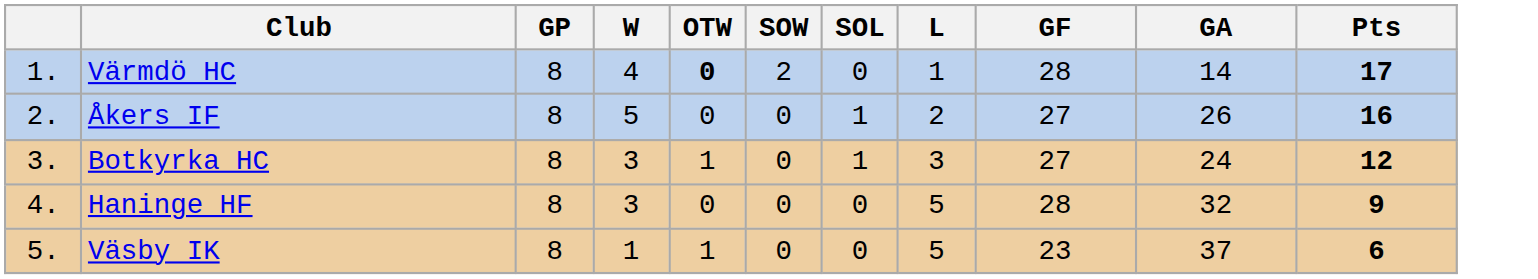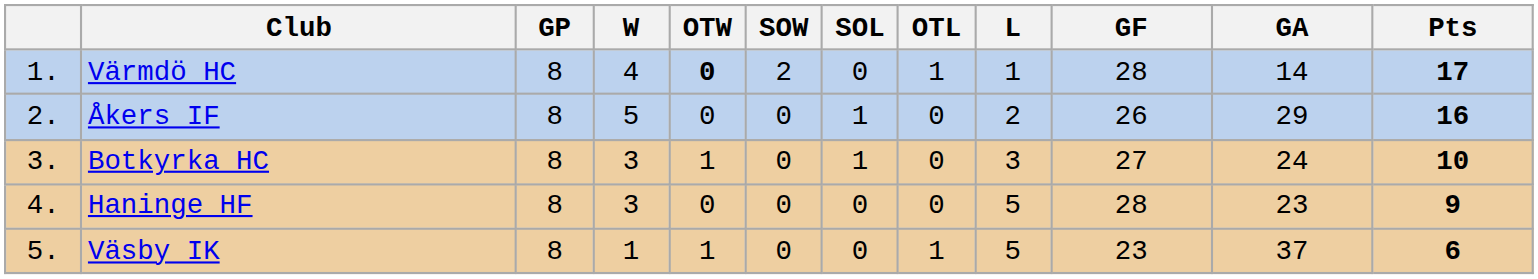+ column: (936, 27)
(1055, 117) 27 -> (1131, 117) 26
(1216, 117) 26 -> (1292, 117) 29
(1376, 162) 12 -> (1453, 162) 10
(1216, 206) 32 -> (1292, 206) 23
